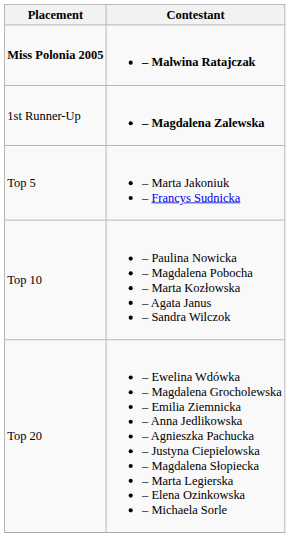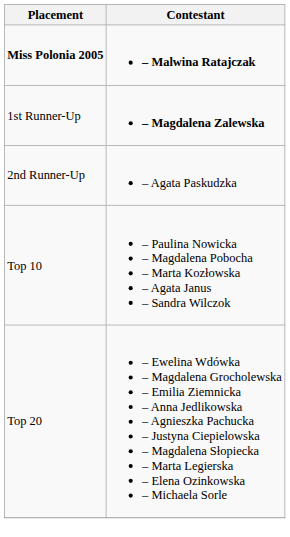+ row: (46, 175)
- row: (22, 183)
